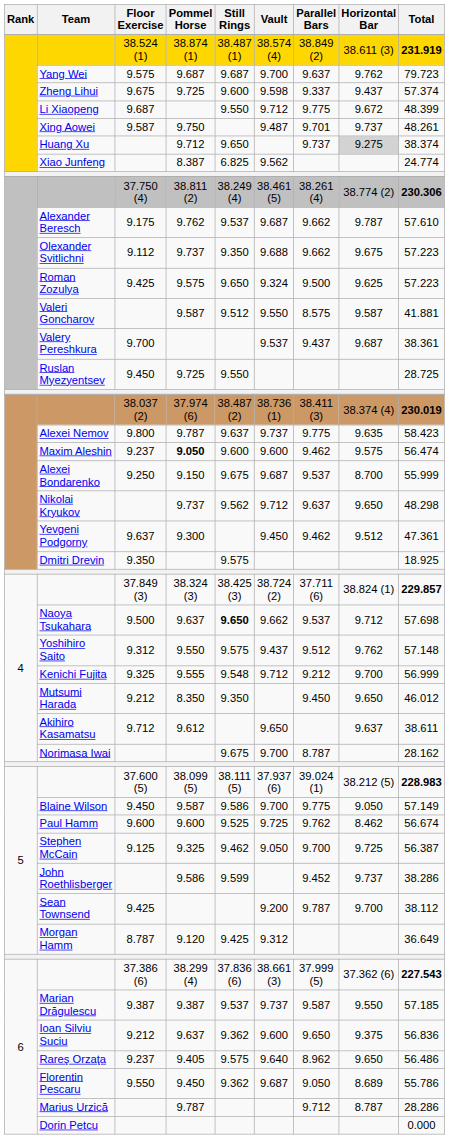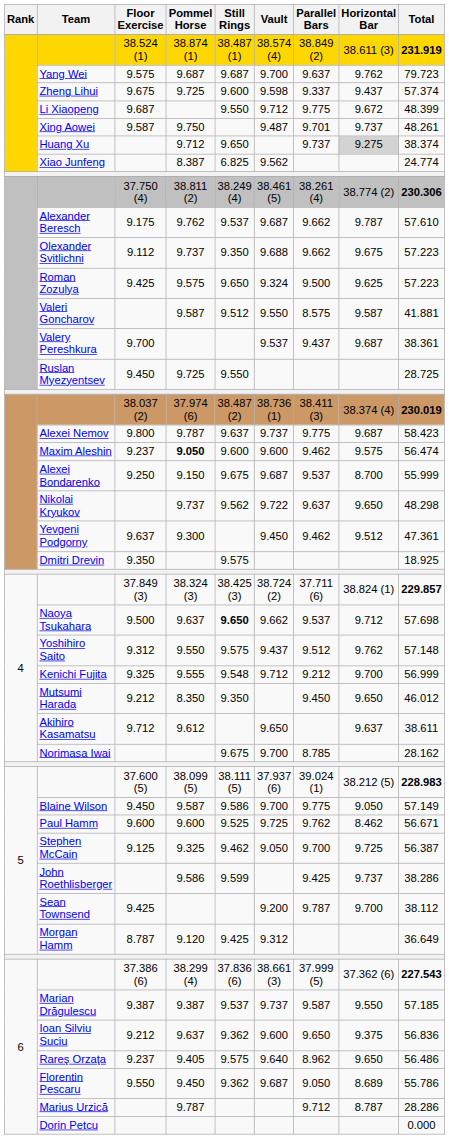(369, 433) 9.635 -> (369, 433) 9.687
(274, 506) 9.712 -> (274, 506) 9.722
(316, 753) 8.787 -> (316, 753) 8.785
(421, 824) 56.674 -> (421, 824) 56.671
(316, 878) 9.452 -> (316, 878) 9.425
